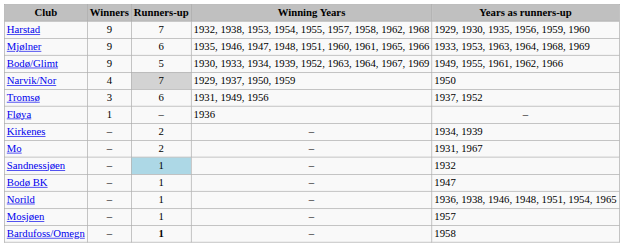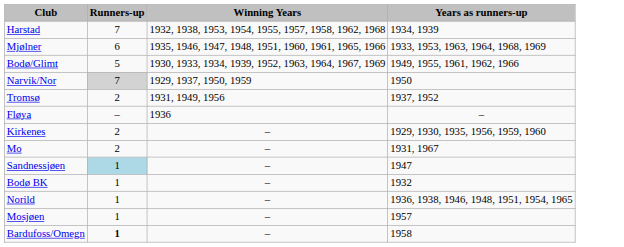- column: (109, 13)
(512, 30) 1929, 1930, 1935, 1956, 1959, 1960 -> (414, 30) 1934, 1939
(161, 98) 6 -> (117, 98) 2
(458, 132) 1934, 1939 -> (468, 132) 1929, 1930, 1935, 1956, 1959, 1960
(445, 166) 1932 -> (401, 166) 1947
(445, 183) 1947 -> (401, 183) 1932
